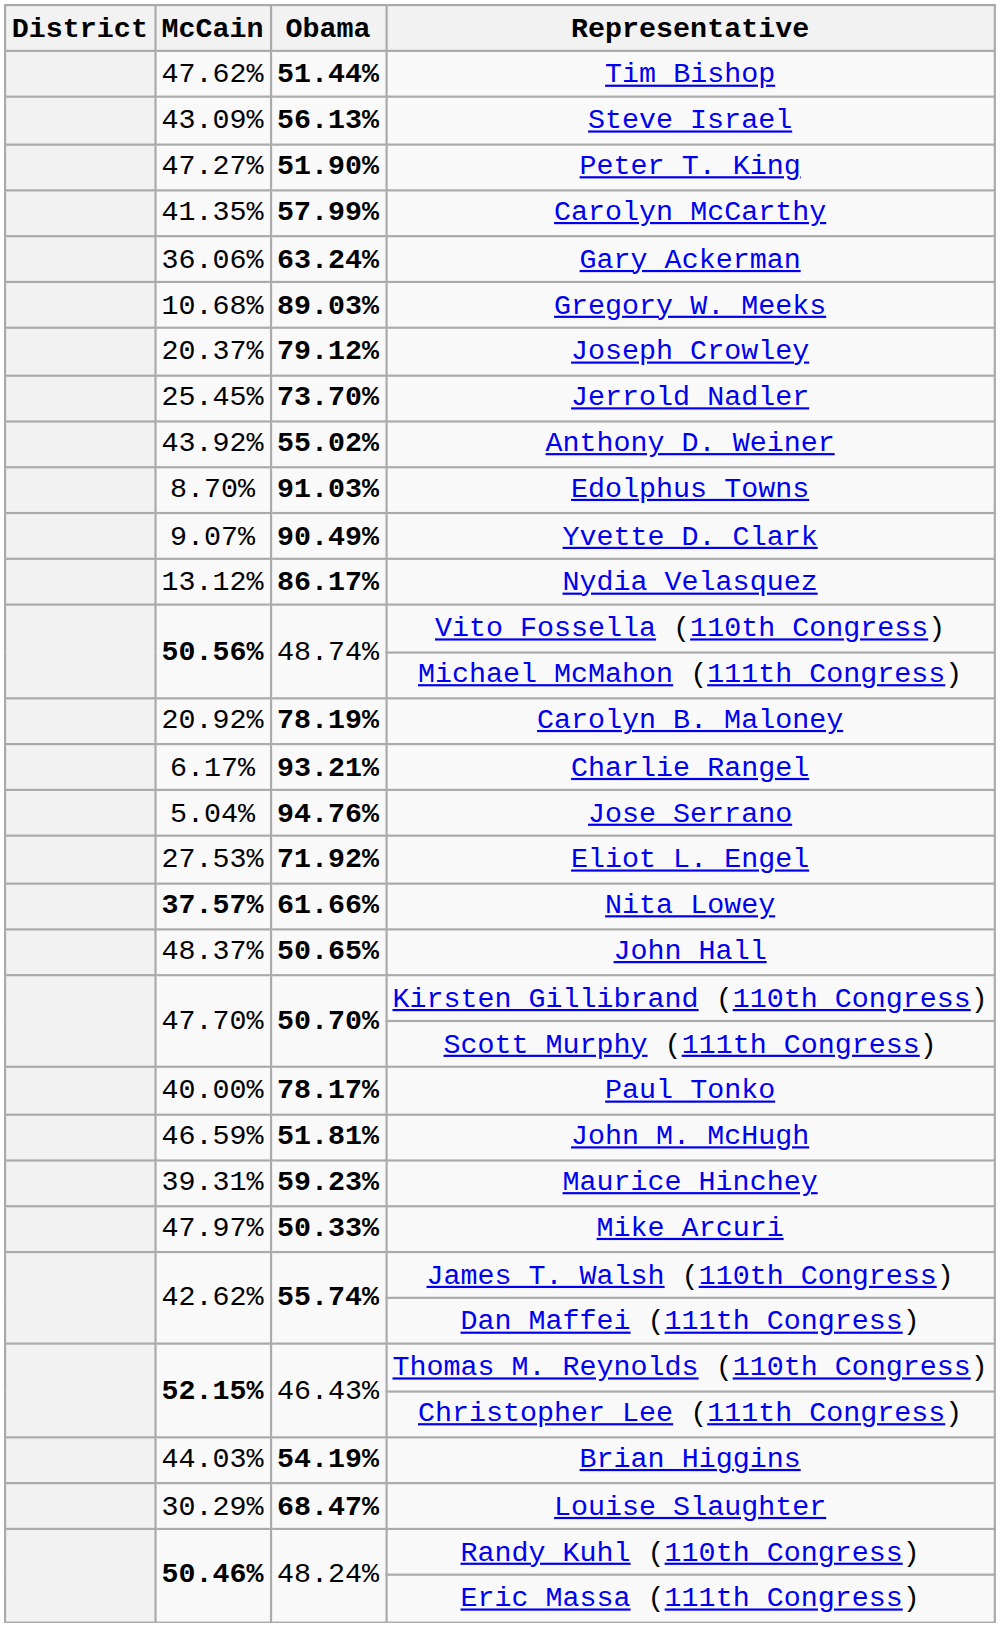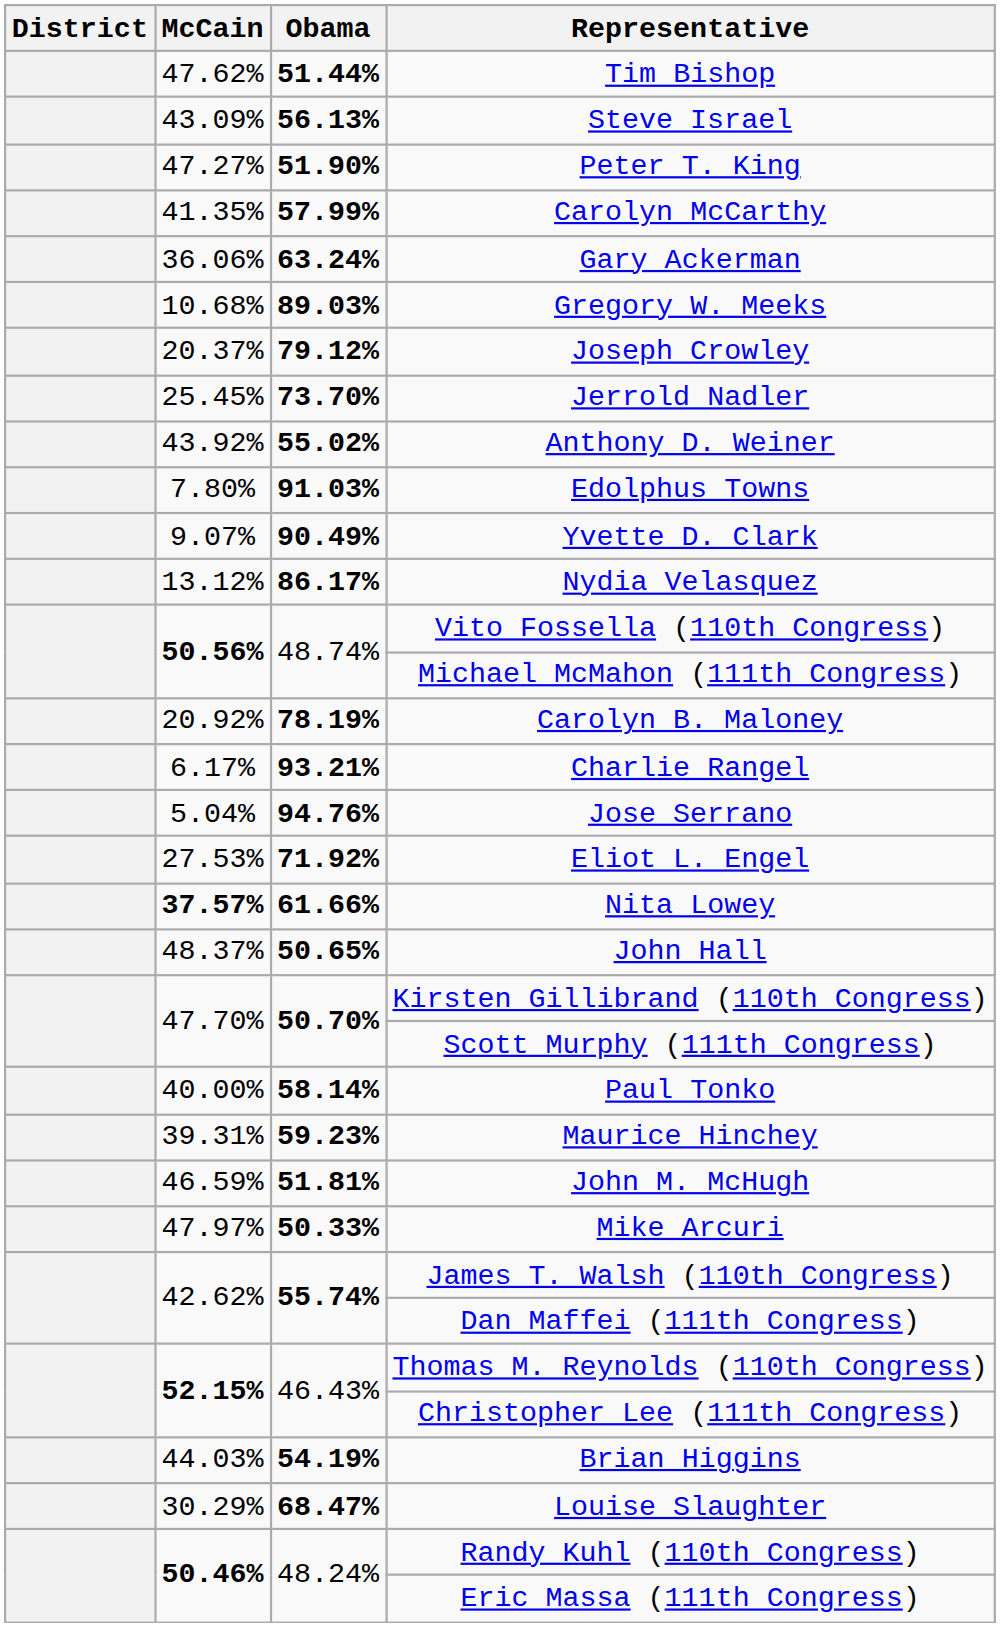(212, 490) 8.70% -> (212, 490) 7.80%
(328, 1091) 78.17% -> (328, 1091) 58.14%
rows swapped: (690, 1183) <-> (690, 1137)
